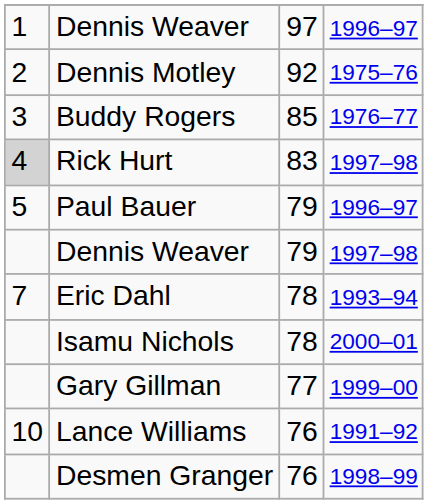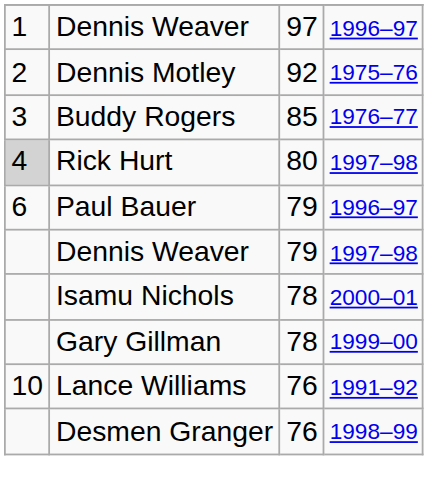(302, 161) 83 -> (302, 161) 80
(19, 206) 5 -> (19, 206) 6
- row: (113, 296)
(302, 386) 77 -> (302, 341) 78
